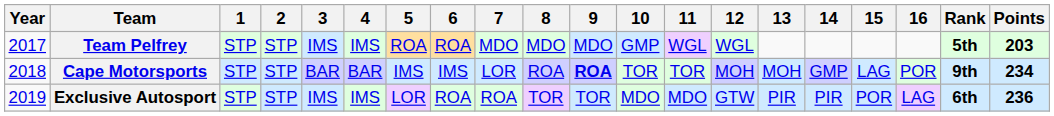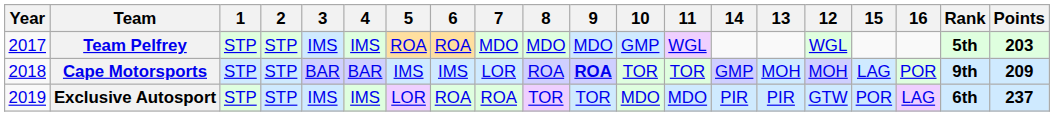columns swapped: (735, 18) <-> (829, 18)
(1019, 72) 234 -> (1019, 72) 209
(1019, 98) 236 -> (1019, 98) 237
